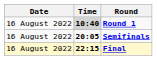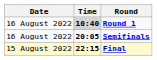(39, 49) 16 August 2022 -> (39, 49) 15 August 2022
